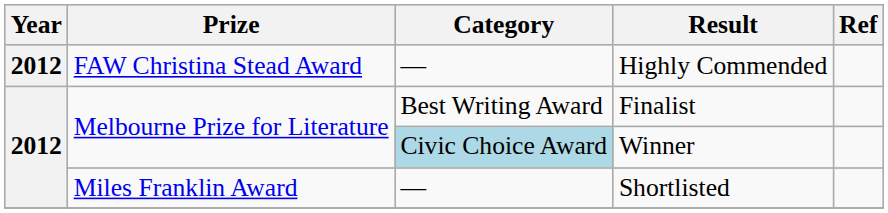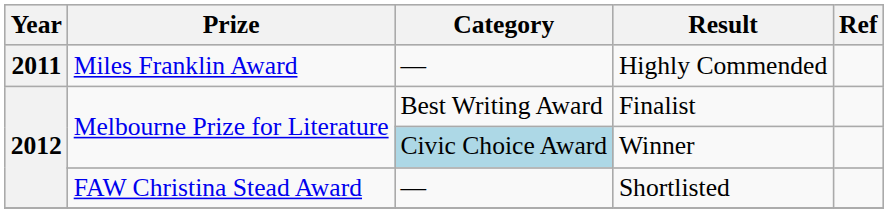(36, 65) 2012 -> (36, 65) 2011
(218, 65) FAW Christina Stead Award -> (186, 65) Miles Franklin Award
(186, 187) Miles Franklin Award -> (218, 187) FAW Christina Stead Award
